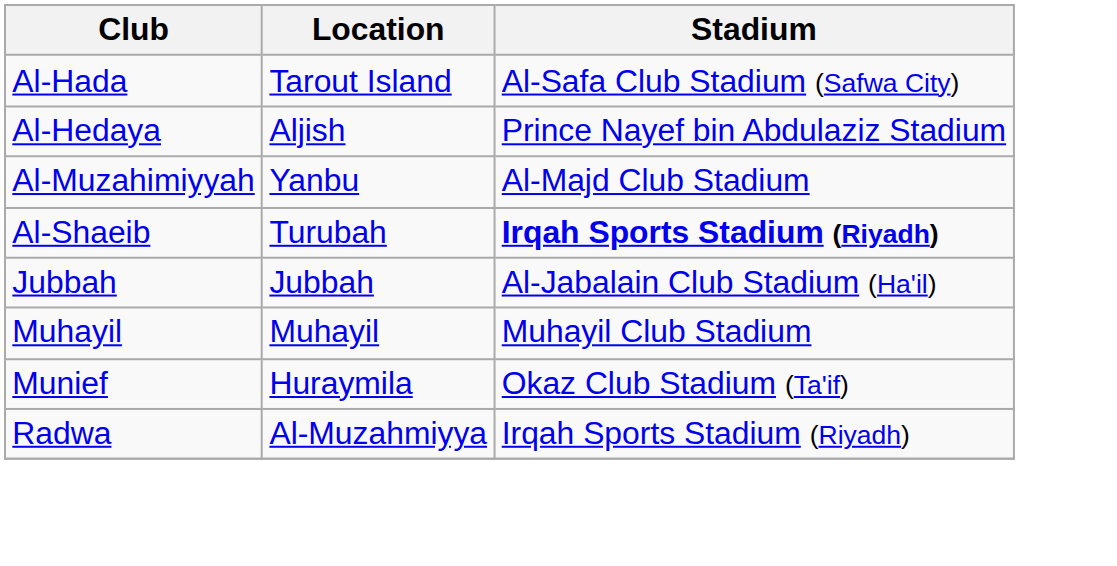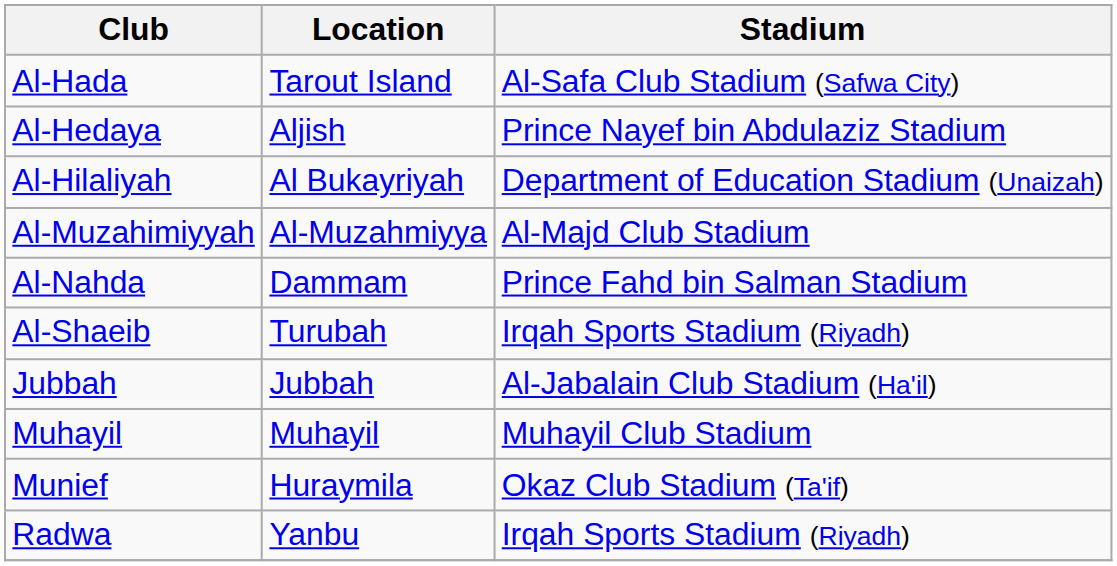+ row: (92, 181)
(314, 181) Yanbu -> (378, 231) Al-Muzahmiyya
+ row: (79, 282)
(720, 231) bold -> (706, 332) normal
(378, 433) Al-Muzahmiyya -> (314, 534) Yanbu
